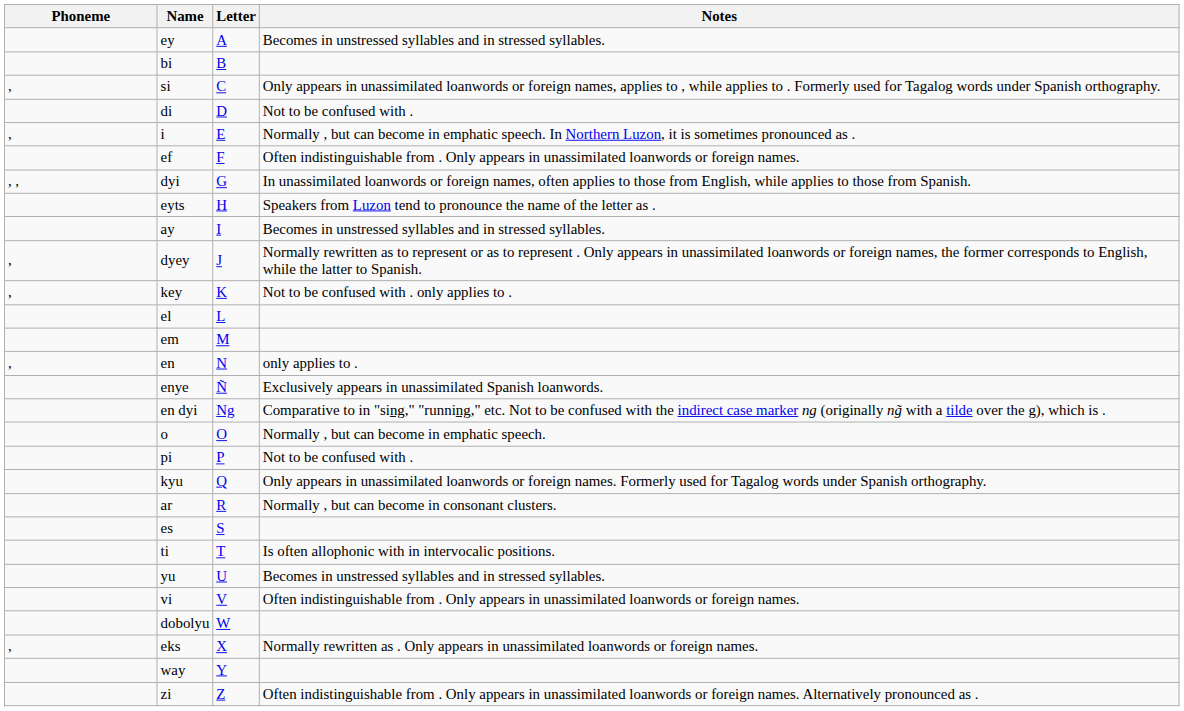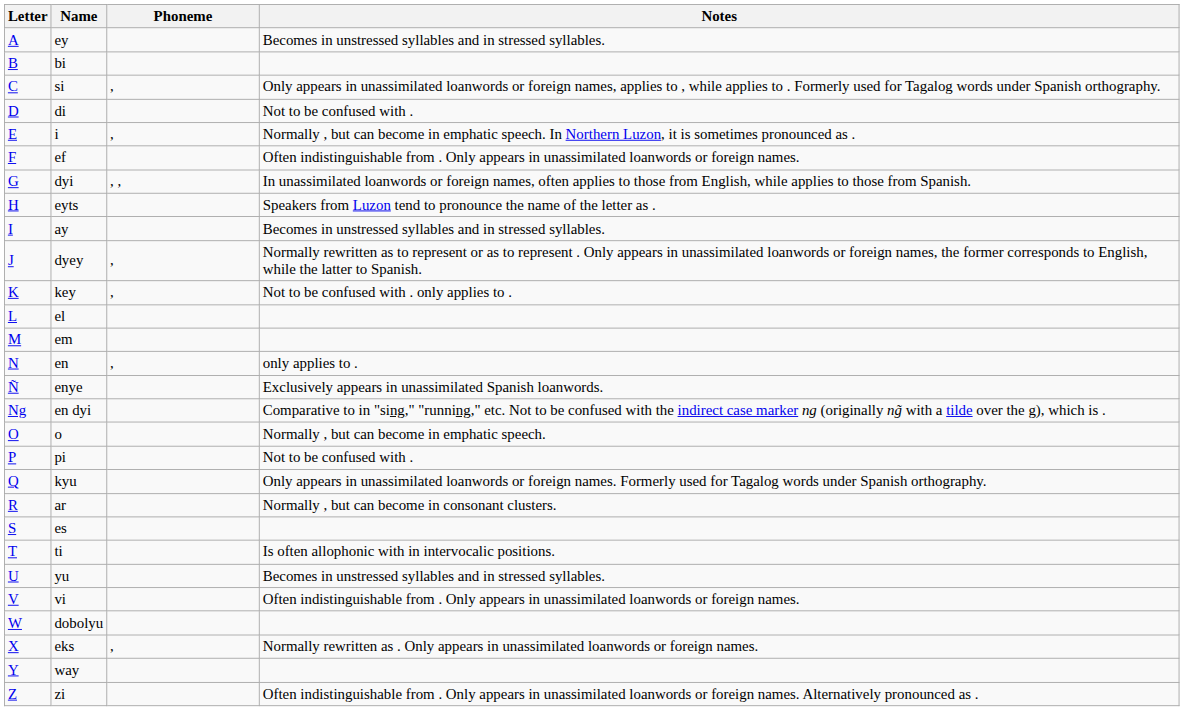columns swapped: (236, 16) <-> (81, 16)
